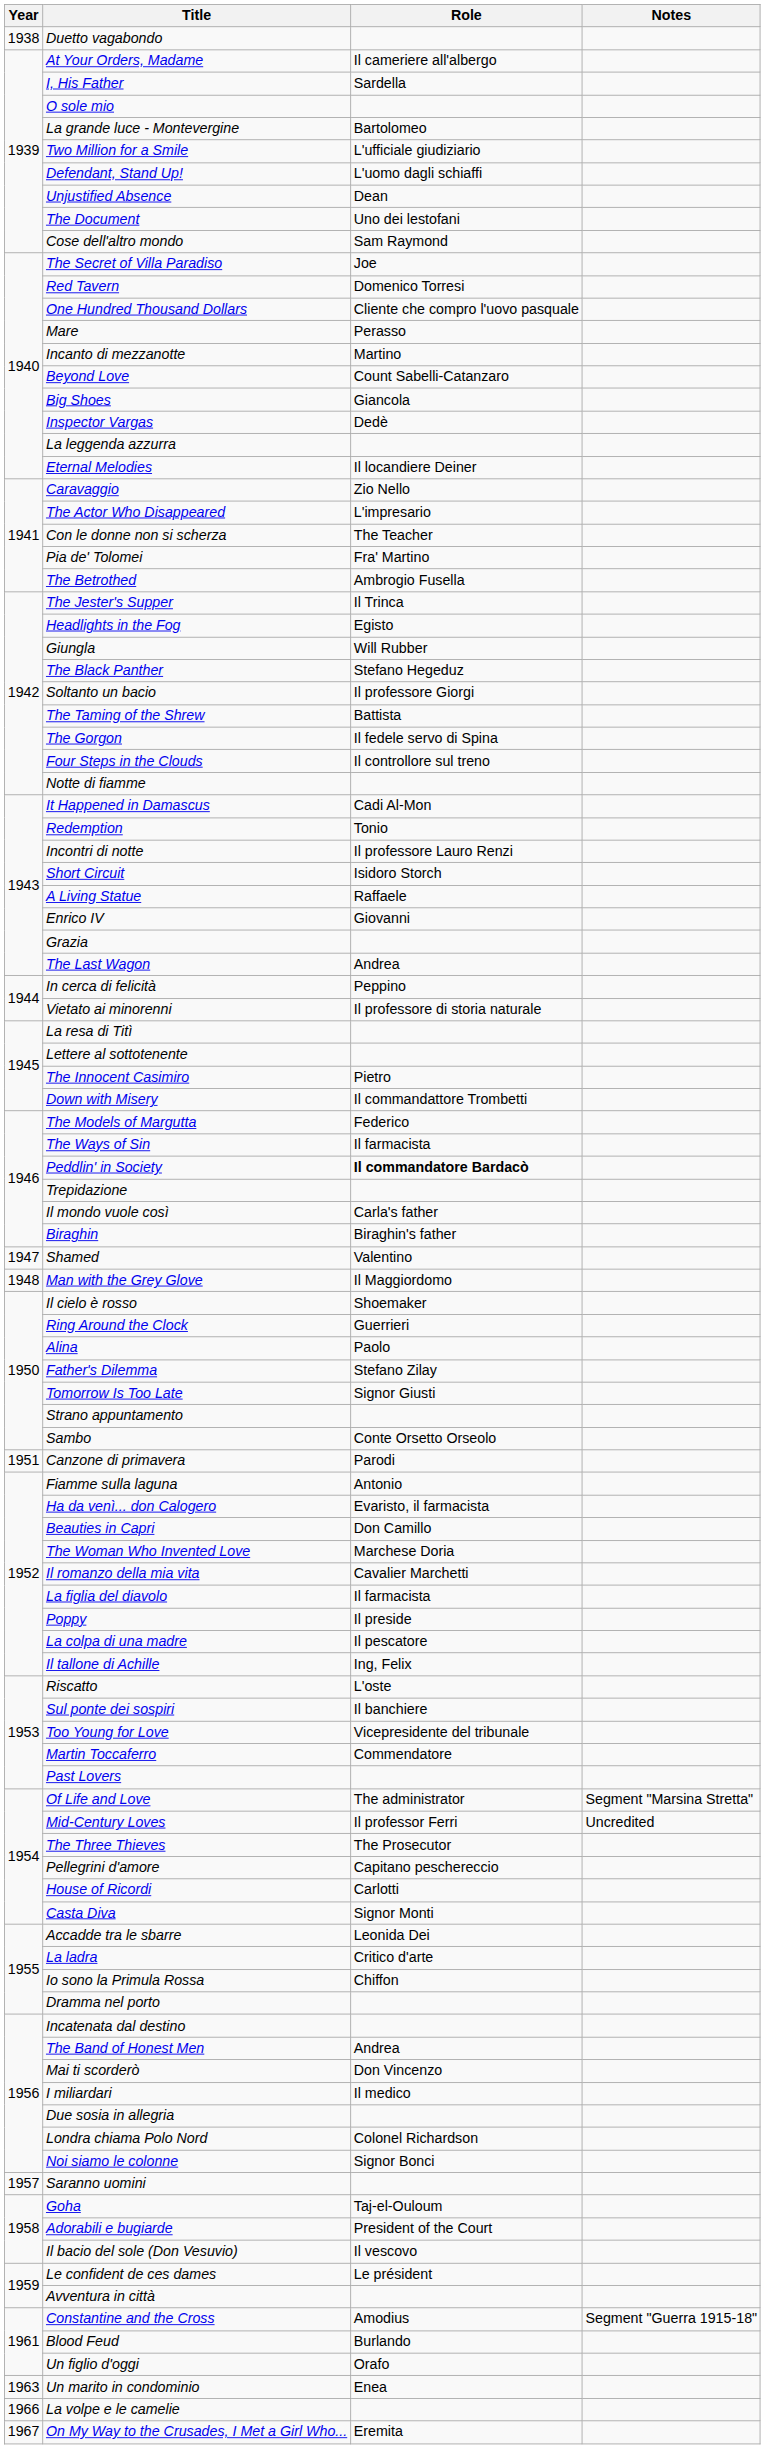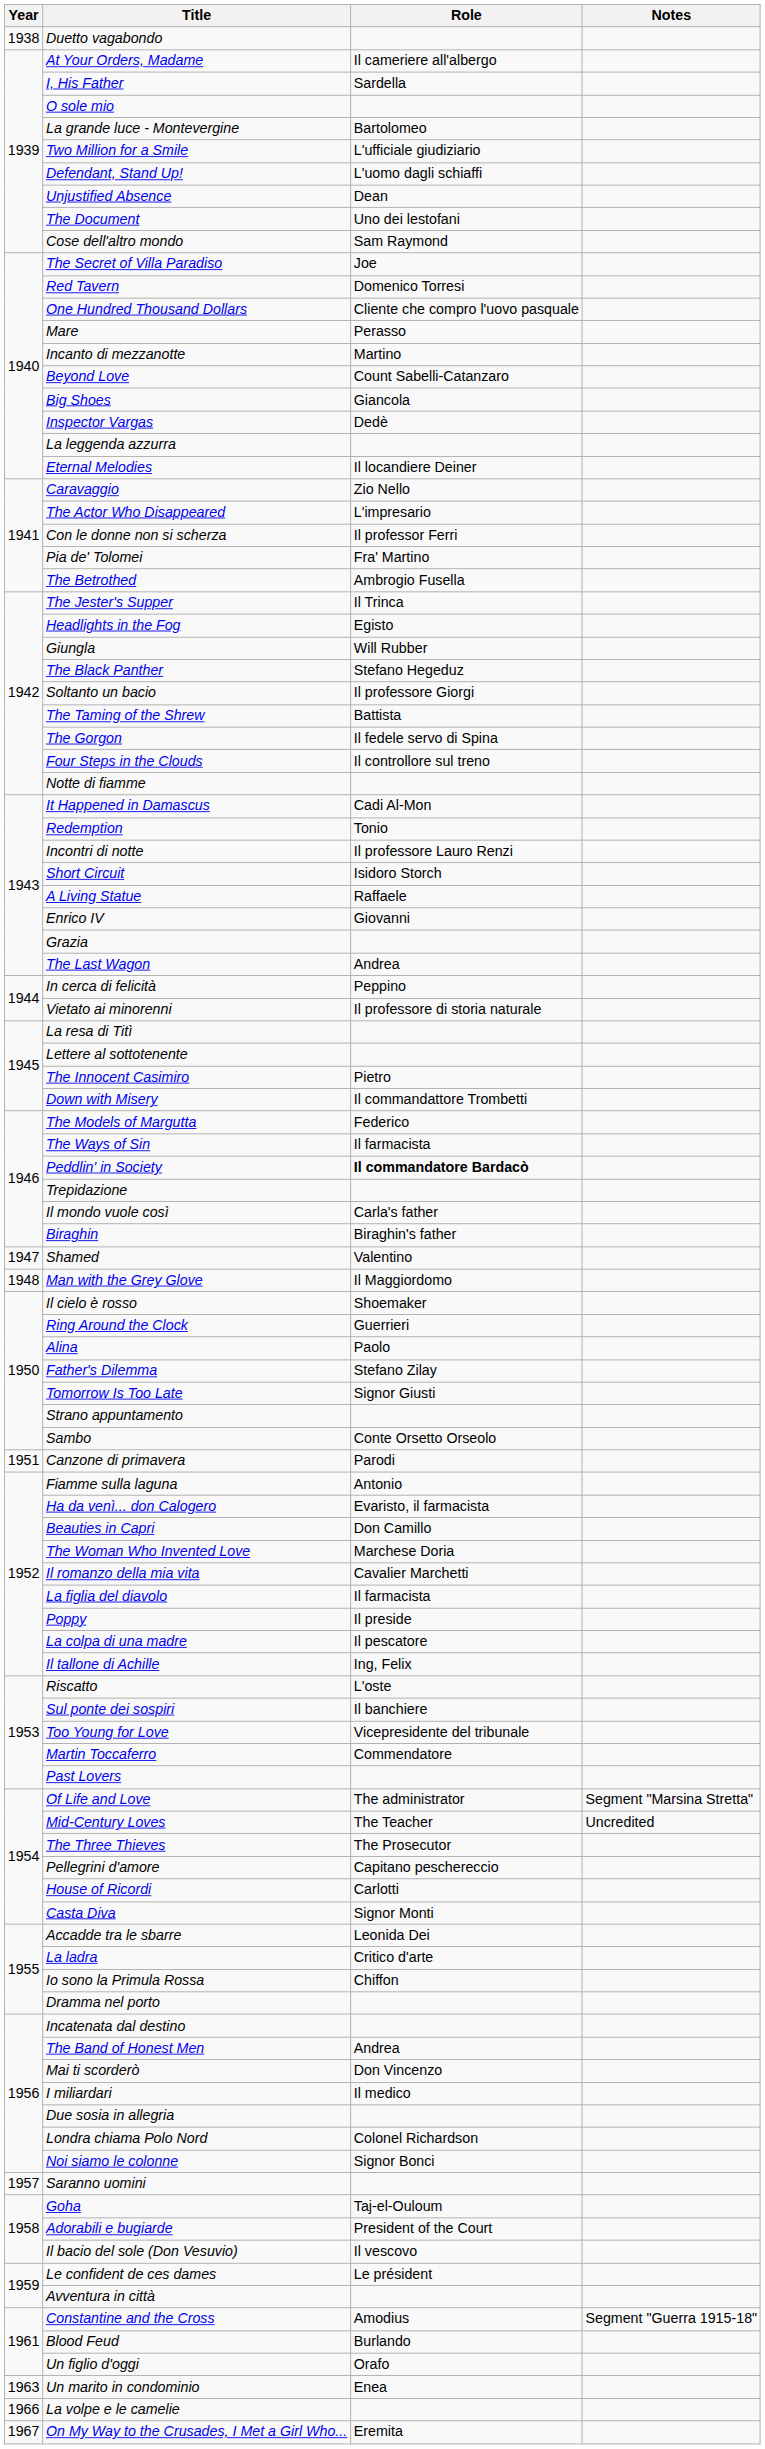(393, 535) The Teacher -> (406, 535) Il professor Ferri
(406, 1822) Il professor Ferri -> (393, 1822) The Teacher
